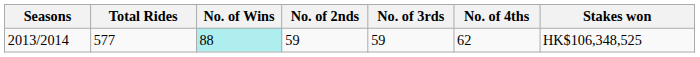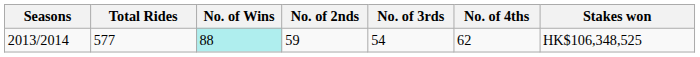(378, 40) 59 -> (378, 40) 54
